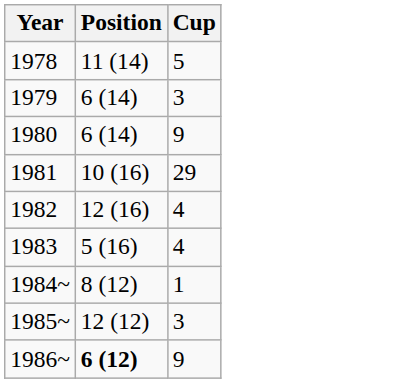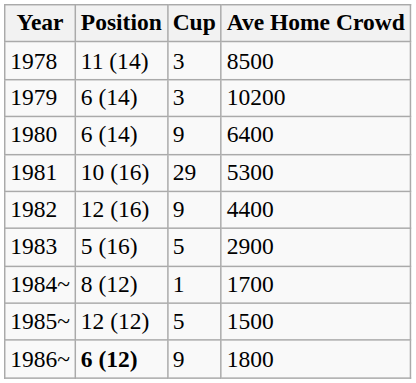+ column: (316, 23)
(179, 60) 5 -> (179, 60) 3
(179, 209) 4 -> (179, 209) 9
(179, 246) 4 -> (179, 246) 5
(179, 321) 3 -> (179, 321) 5
